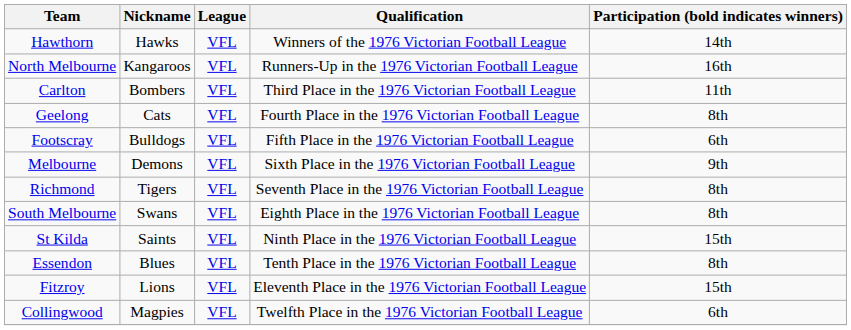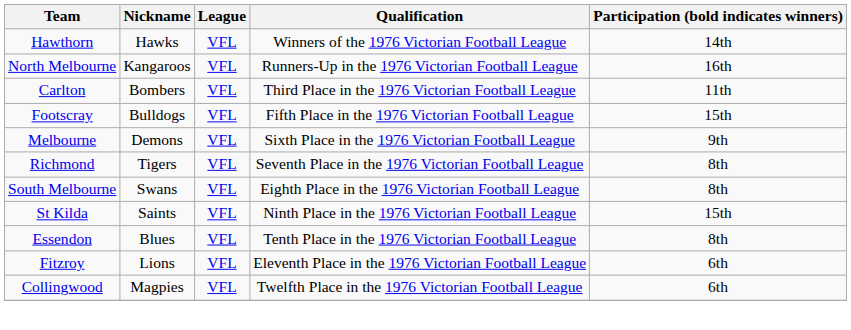- row: (62, 115)
(718, 139) 6th -> (718, 115) 15th
(718, 287) 15th -> (718, 262) 6th
